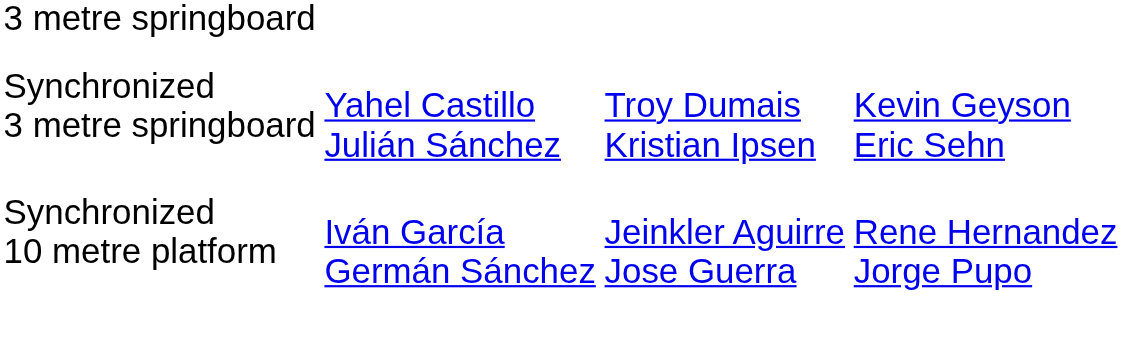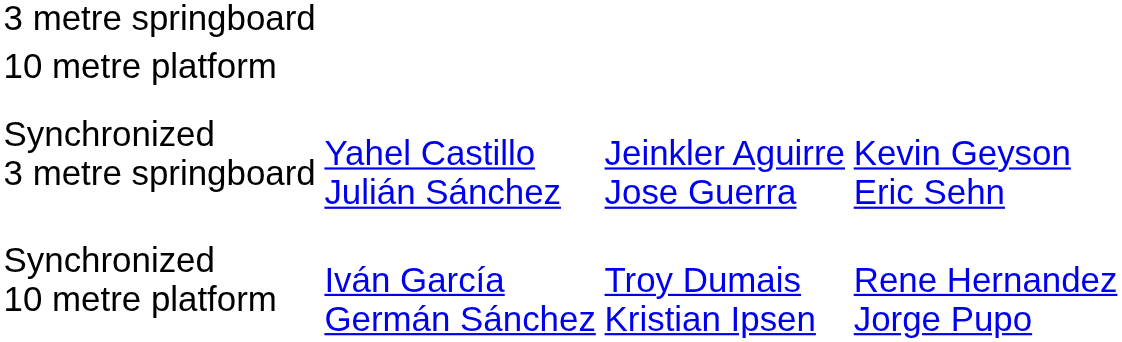+ row: (140, 66)
(710, 125) Troy Dumais Kristian Ipsen -> (725, 173) Jeinkler Aguirre Jose Guerra
(725, 251) Jeinkler Aguirre Jose Guerra -> (710, 299) Troy Dumais Kristian Ipsen
